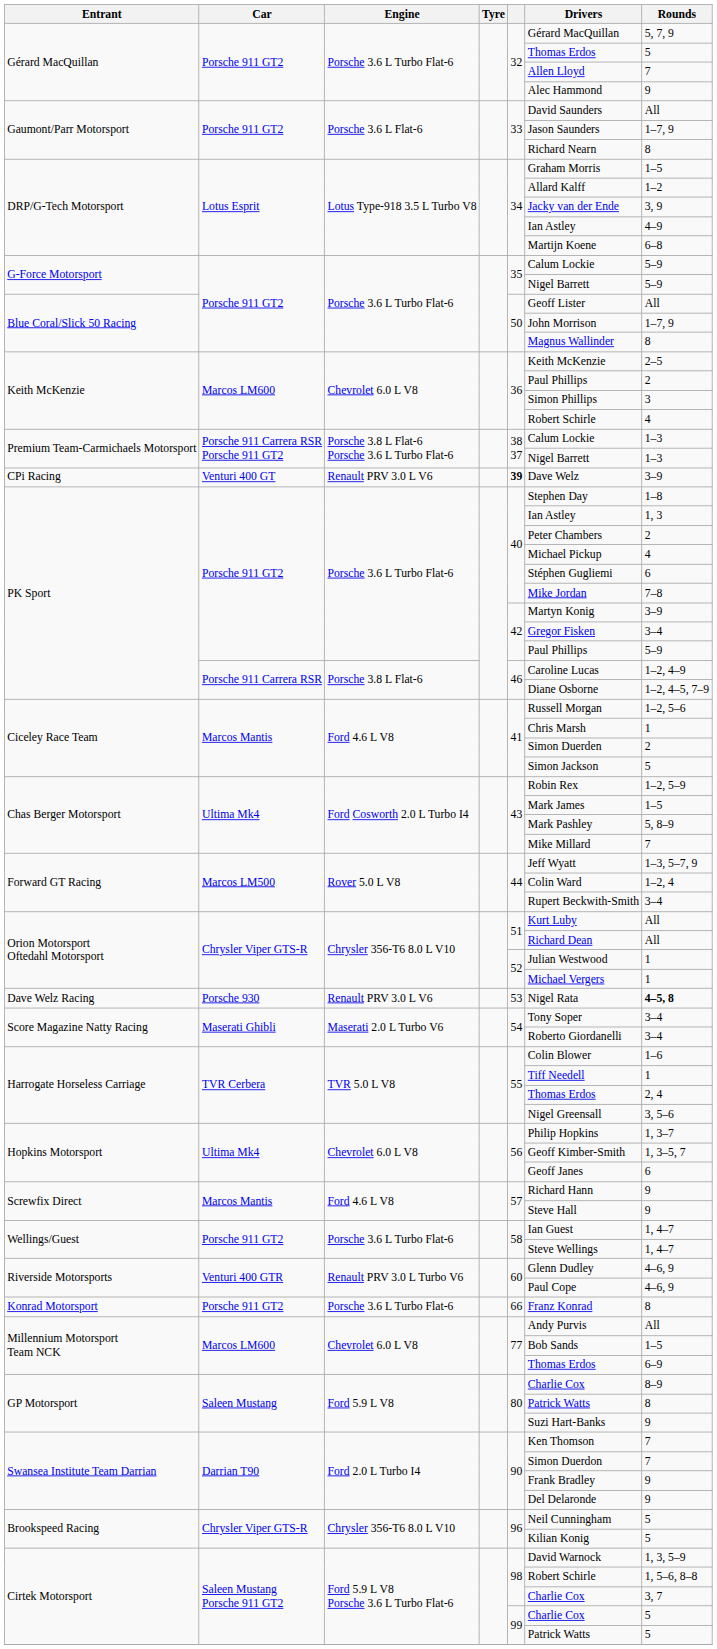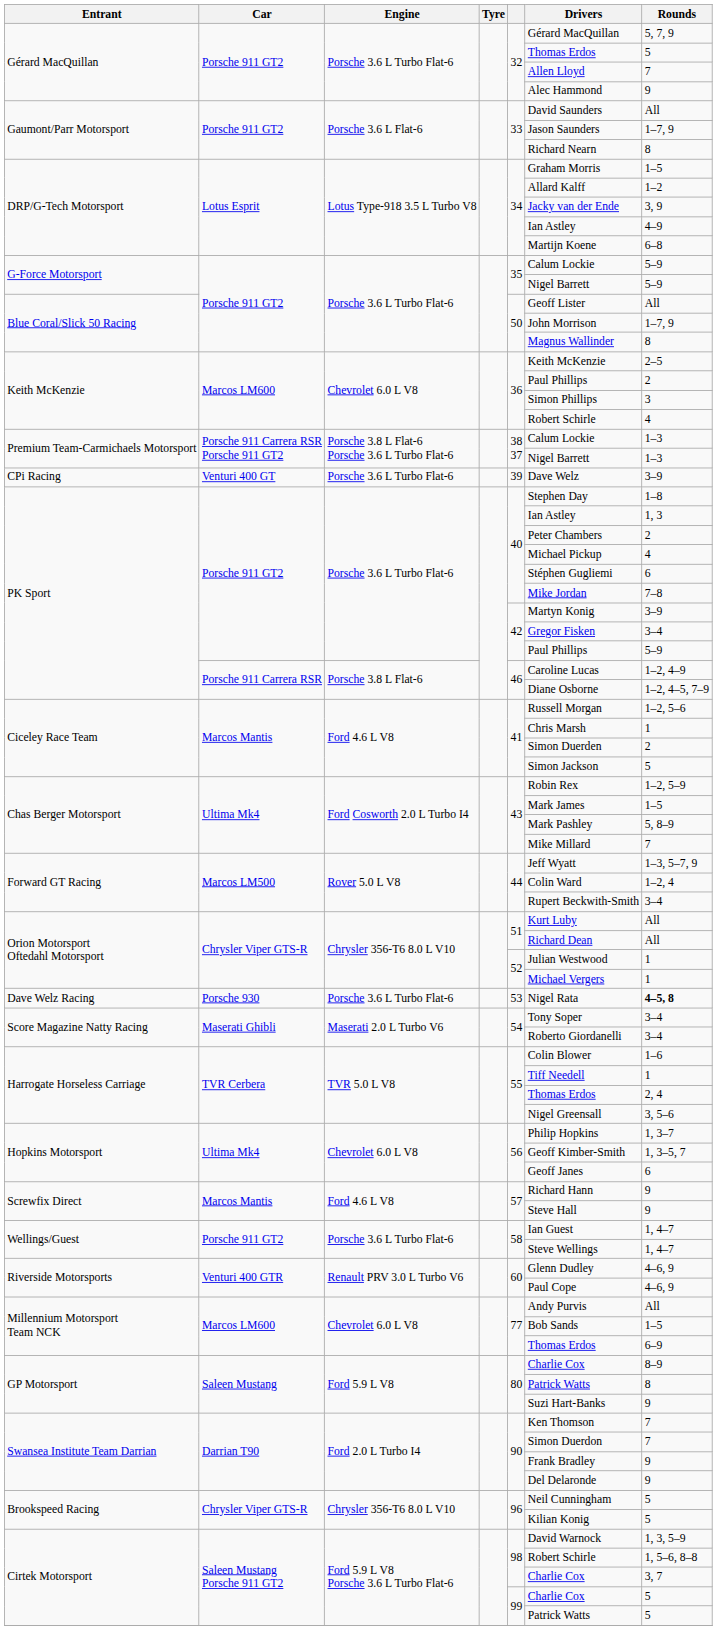(380, 476) Renault PRV 3.0 L V6 -> (390, 476) Porsche 3.6 L Turbo Flat-6
(516, 476) bold -> (516, 476) normal
(380, 997) Renault PRV 3.0 L V6 -> (390, 997) Porsche 3.6 L Turbo Flat-6
- row: (52, 1306)
